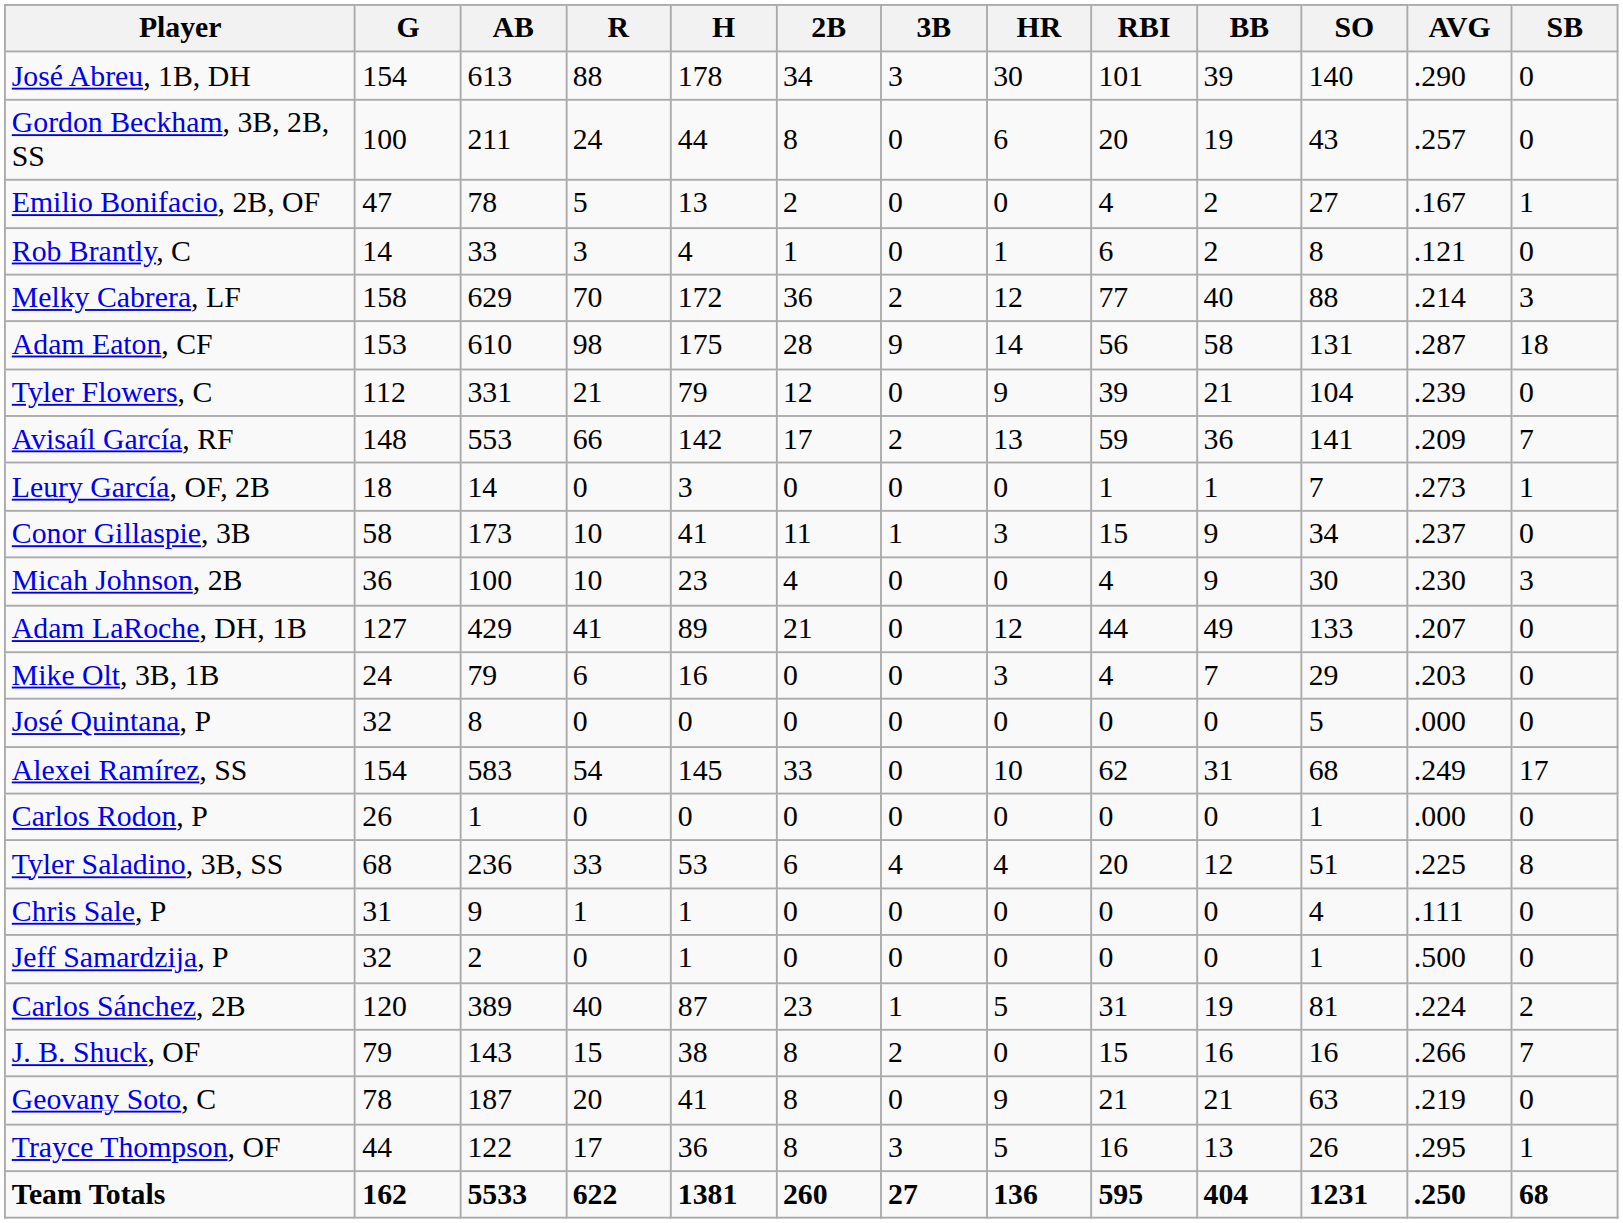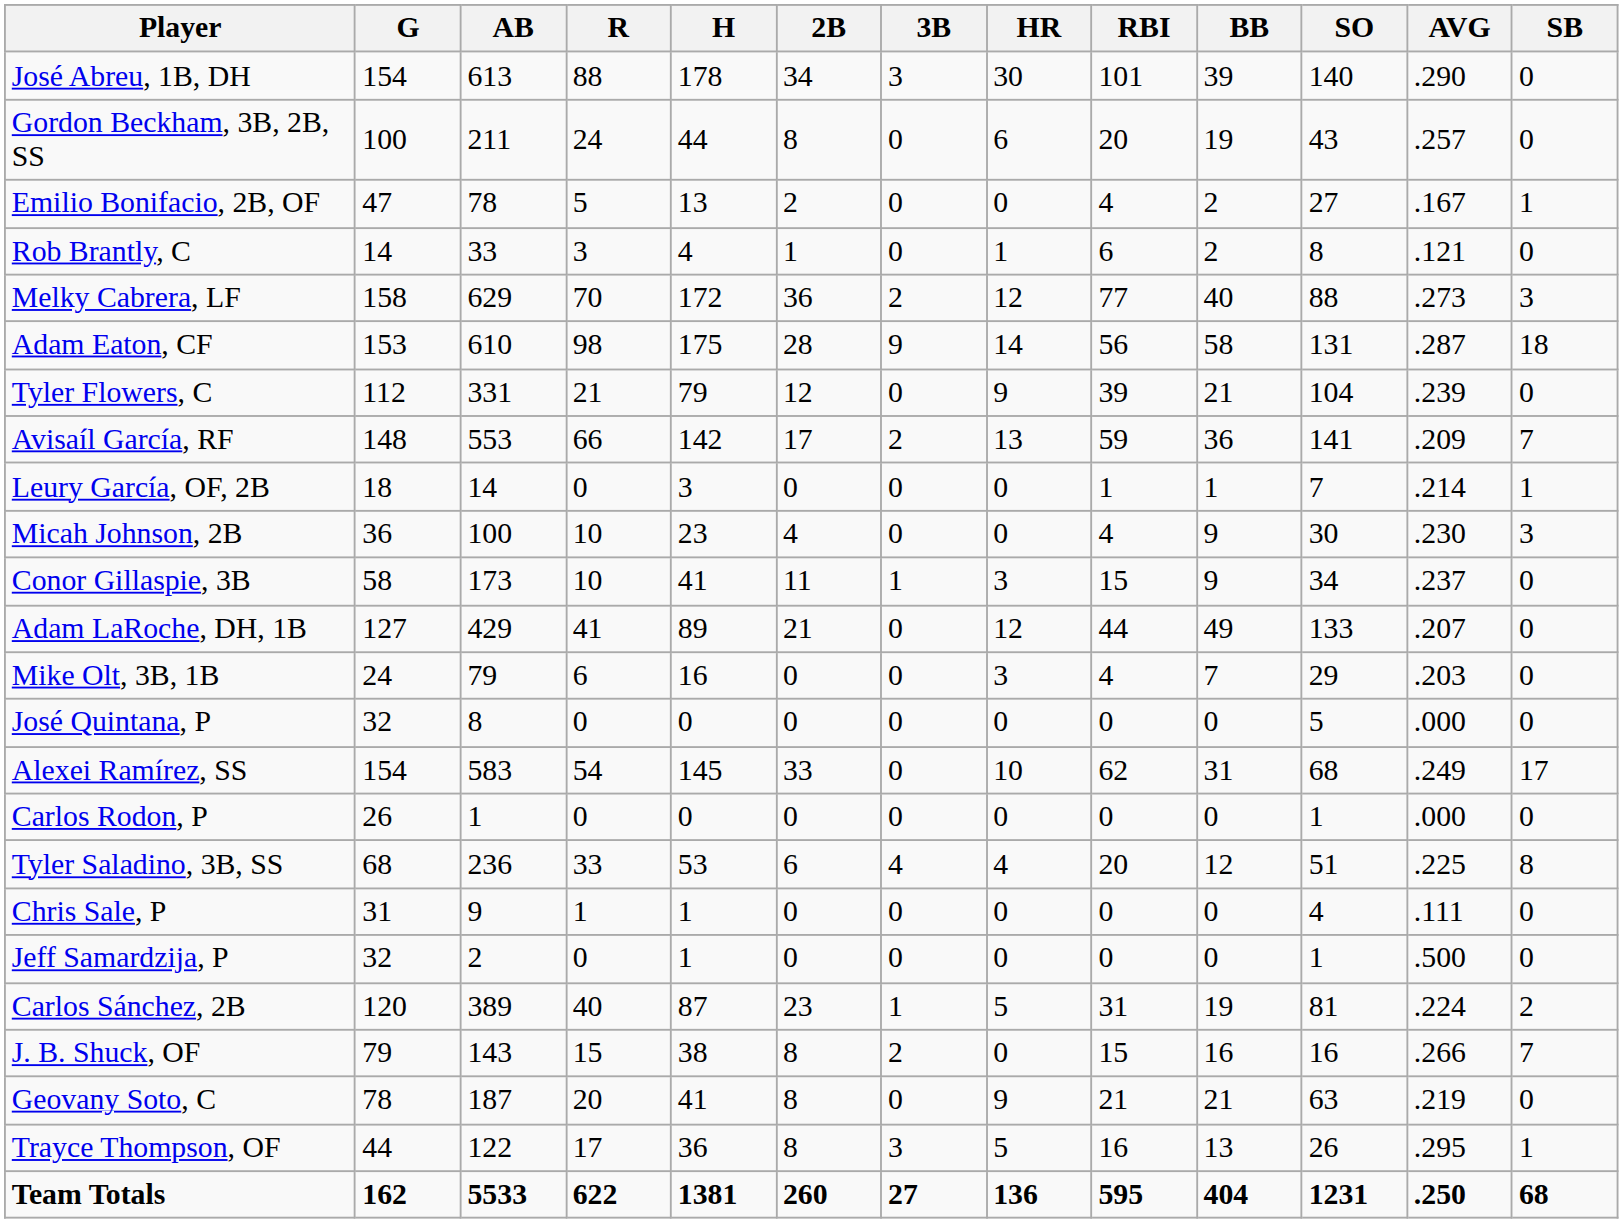(1440, 297) .214 -> (1440, 297) .273
(1440, 486) .273 -> (1440, 486) .214
rows swapped: (131, 533) <-> (127, 580)
